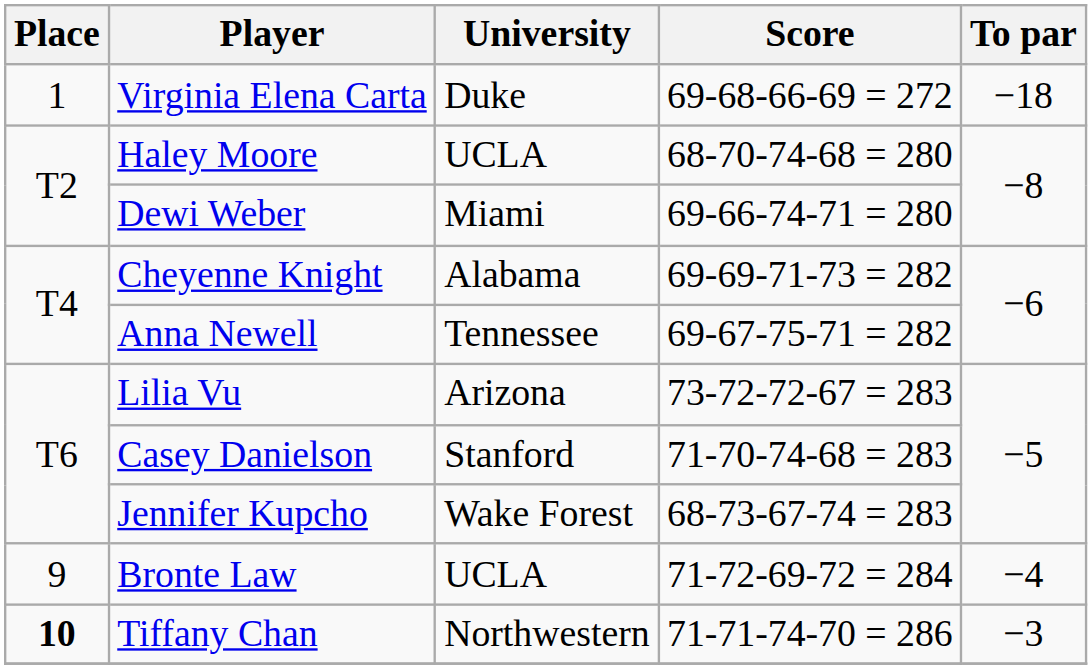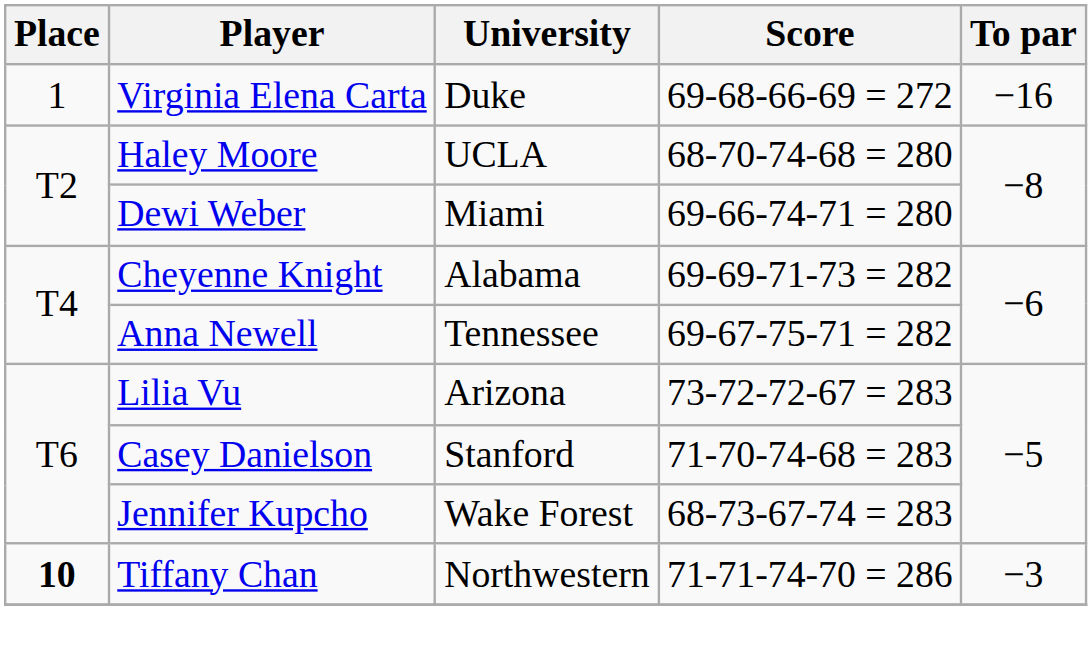(1023, 94) −18 -> (1023, 94) −16
- row: (207, 573)
